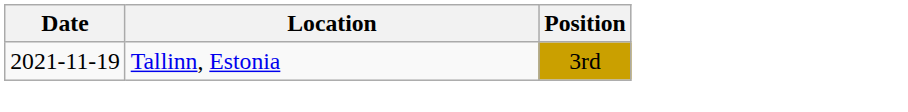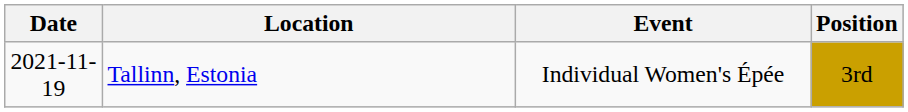+ column: (663, 23)
